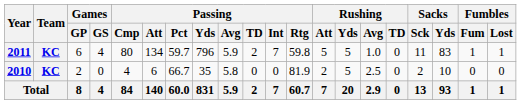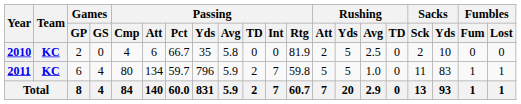rows swapped: (19, 71) <-> (19, 52)
